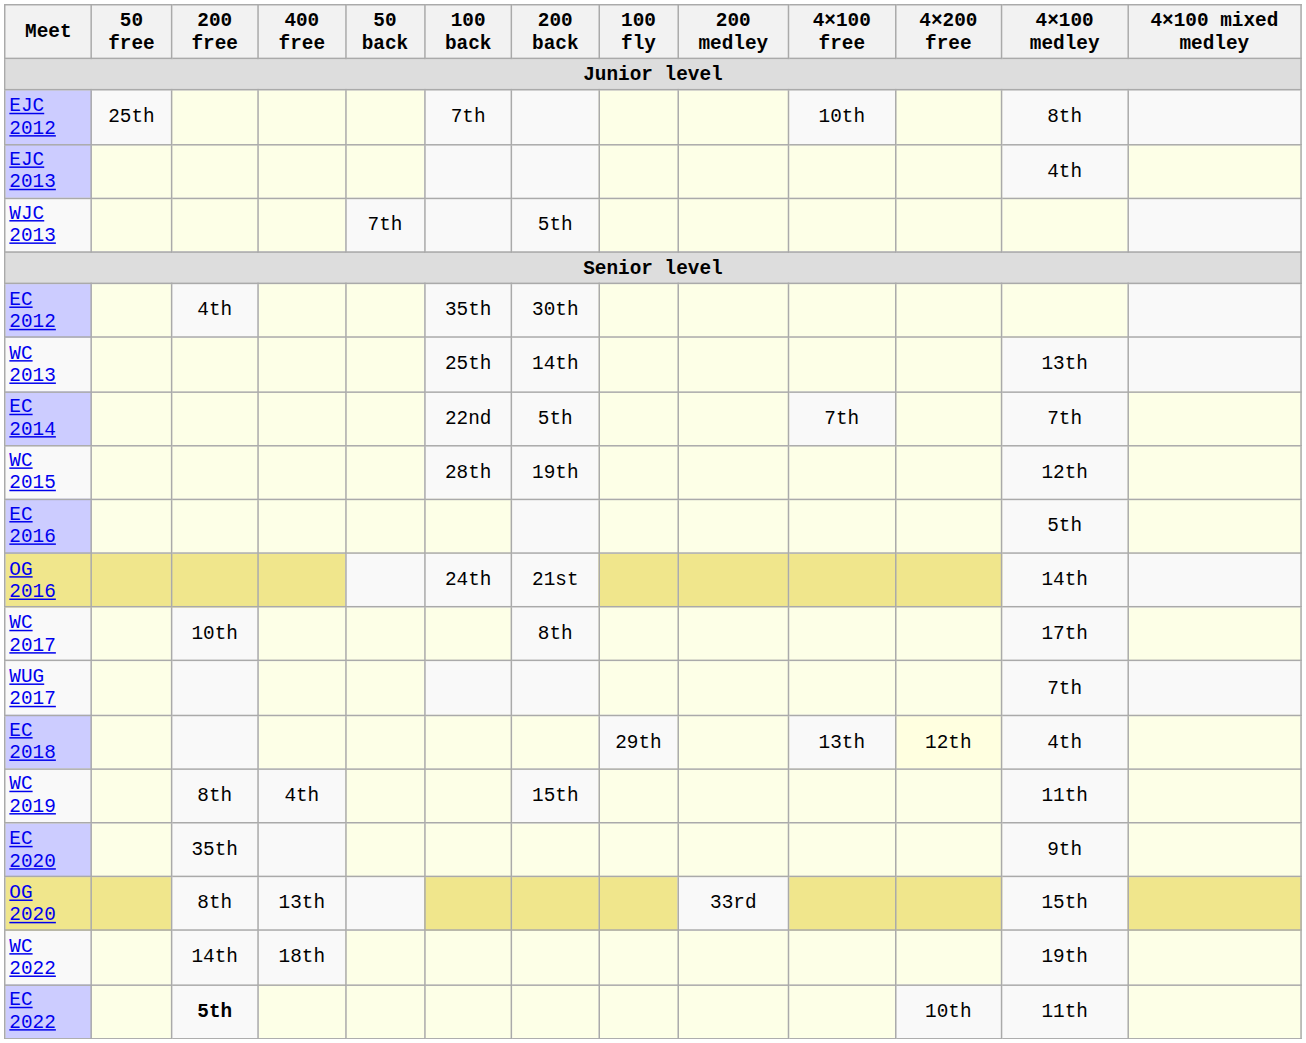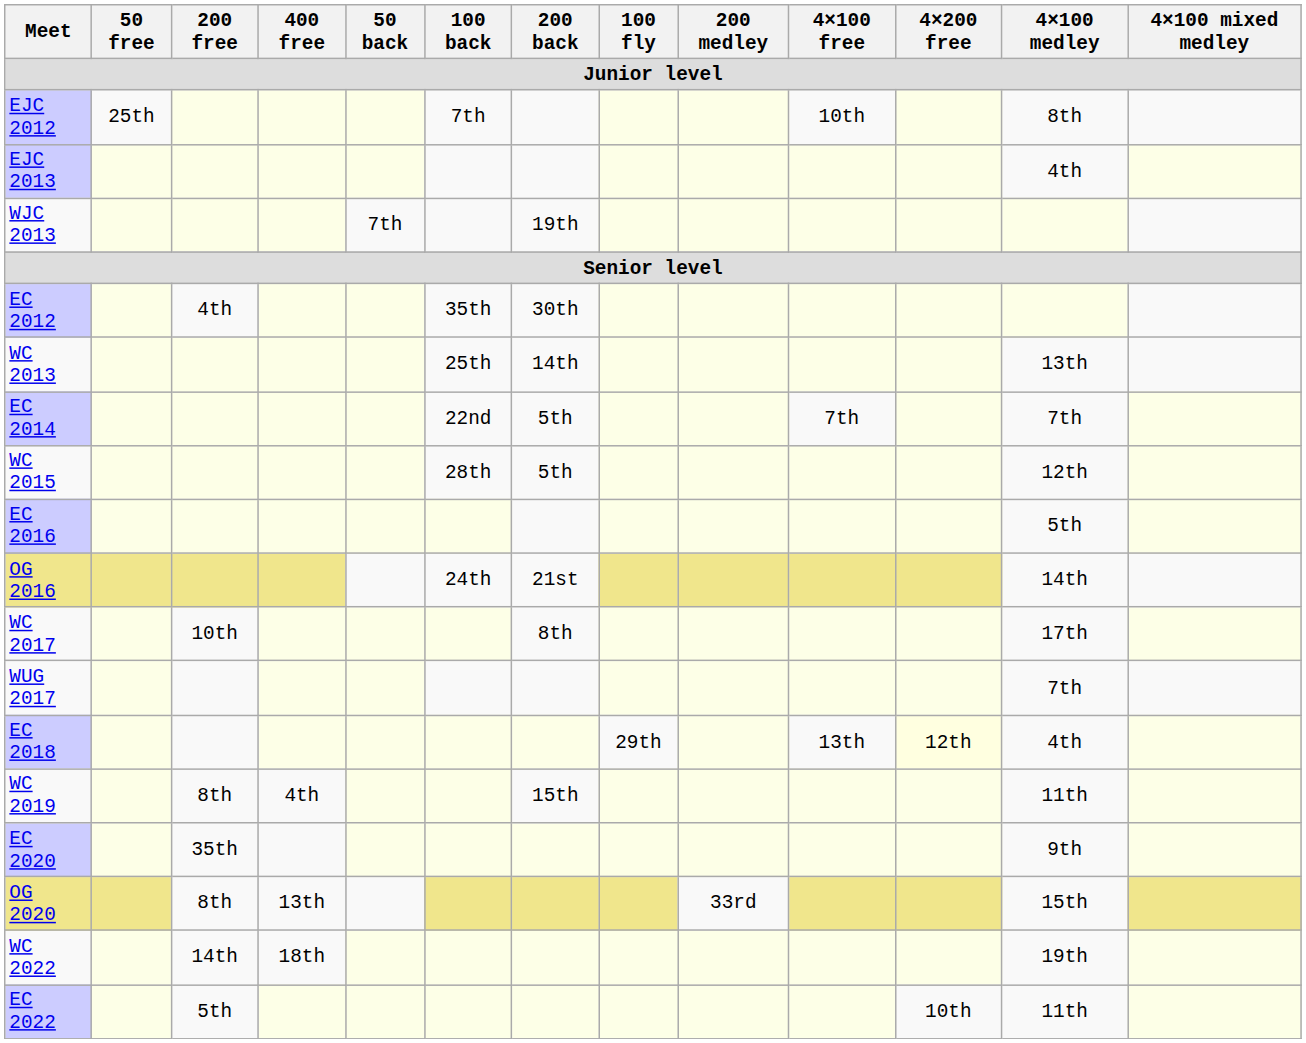(555, 225) 5th -> (555, 225) 19th
(555, 472) 19th -> (555, 472) 5th
(215, 1011) bold -> (215, 1011) normal
